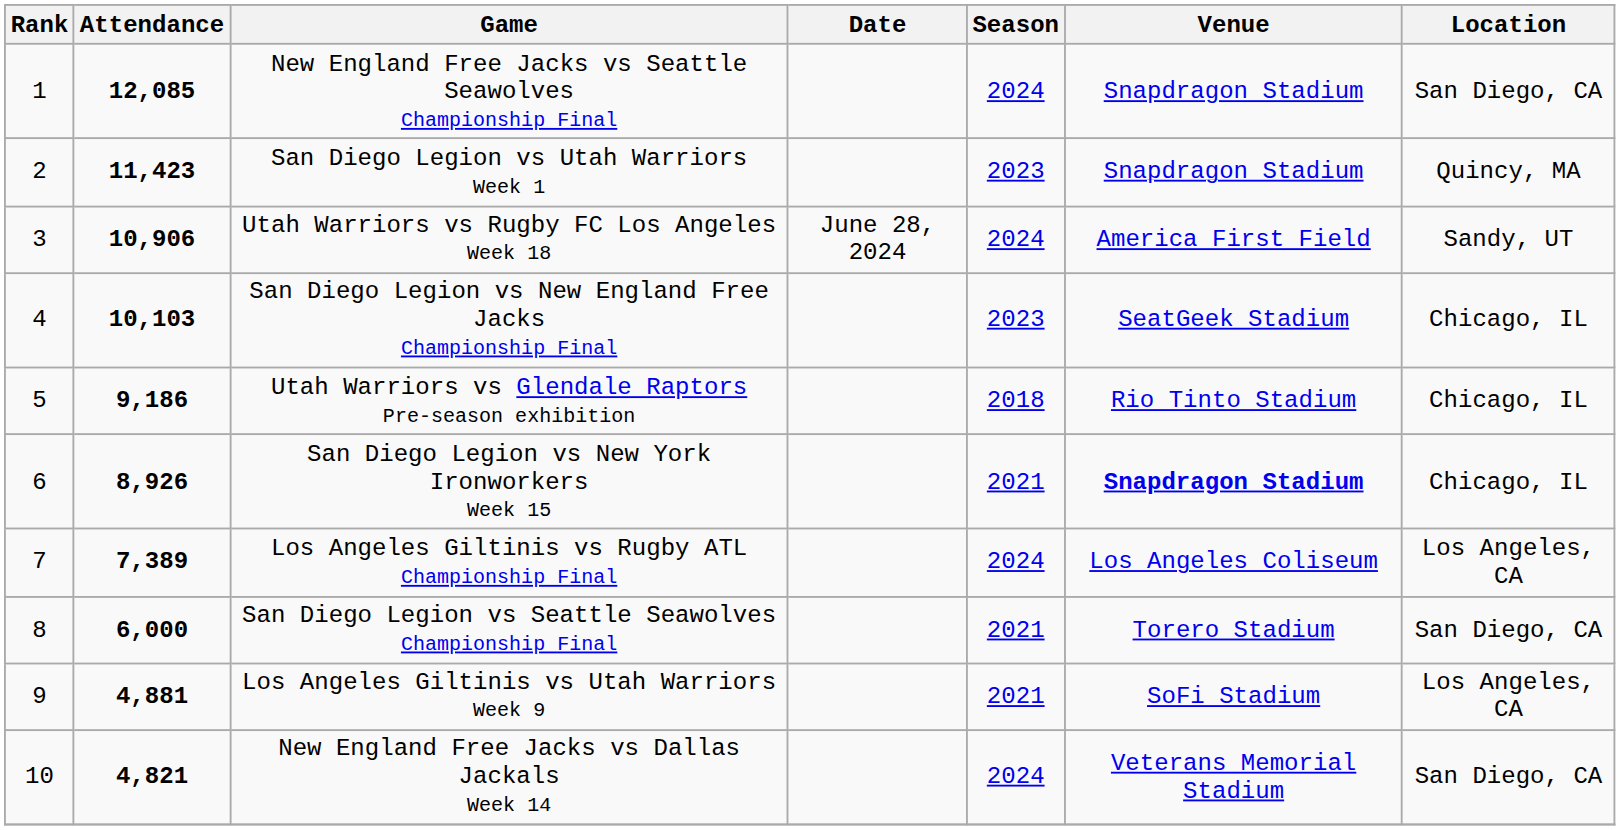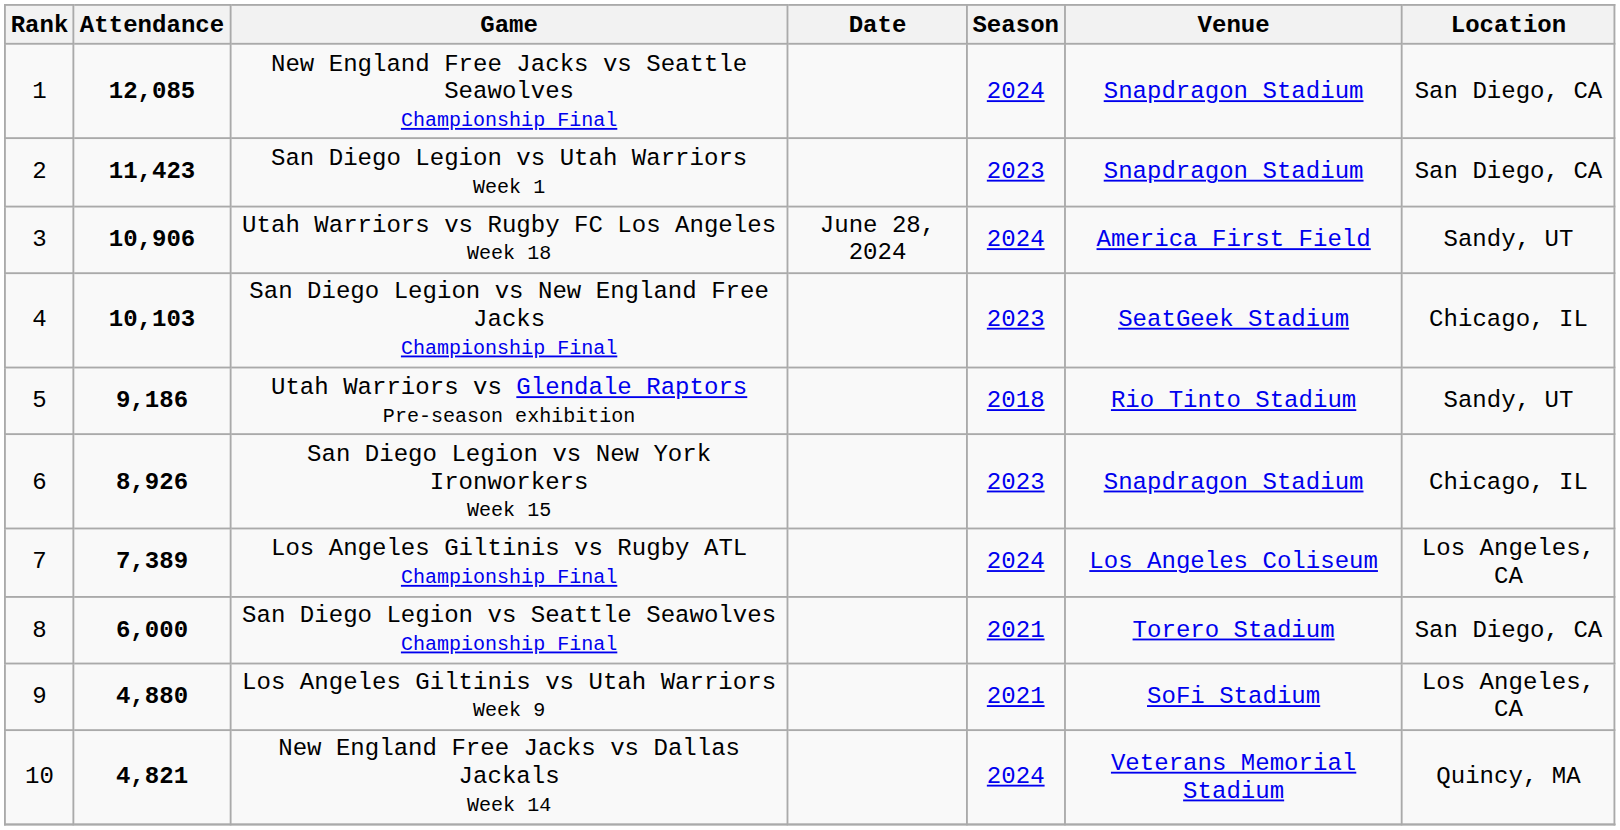(1508, 172) Quincy, MA -> (1508, 172) San Diego, CA
(1508, 401) Chicago, IL -> (1508, 401) Sandy, UT
(1016, 482) 2021 -> (1016, 482) 2023
(1234, 482) bold -> (1234, 482) normal
(152, 696) 4,881 -> (152, 696) 4,880
(1508, 777) San Diego, CA -> (1508, 777) Quincy, MA
